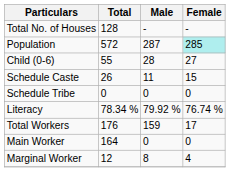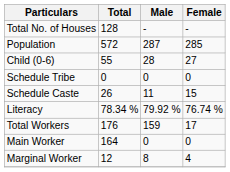(194, 45) paleturquoise background -> (194, 45) no background
rows swapped: (43, 77) <-> (41, 93)
